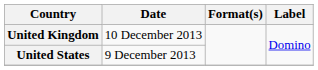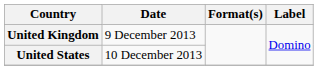(153, 34) 10 December 2013 -> (150, 34) 9 December 2013
(150, 55) 9 December 2013 -> (153, 55) 10 December 2013
